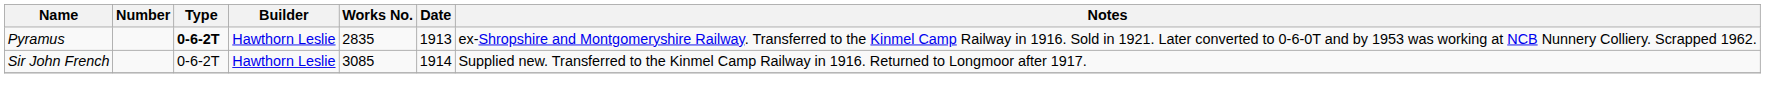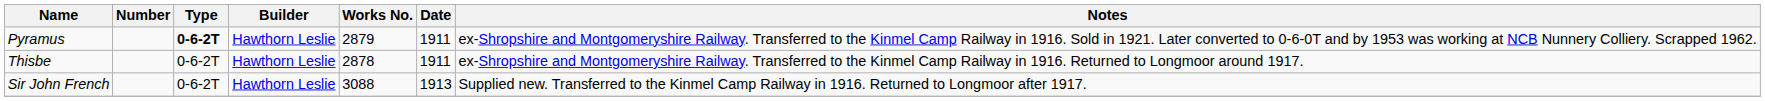(358, 38) 2835 -> (358, 38) 2879
(436, 38) 1913 -> (435, 38) 1911
+ row: (29, 61)
(358, 61) 3085 -> (358, 84) 3088
(436, 61) 1914 -> (436, 84) 1913
